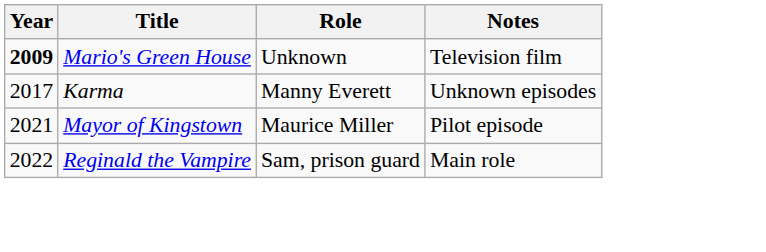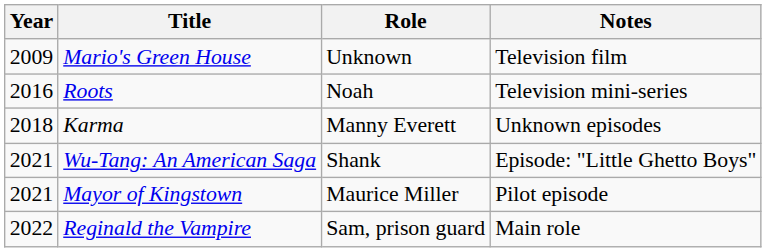(31, 56) bold -> (31, 56) normal
+ row: (88, 90)
(31, 90) 2017 -> (31, 125) 2018
+ row: (190, 159)
